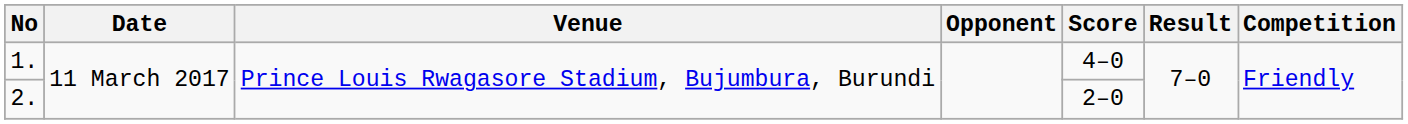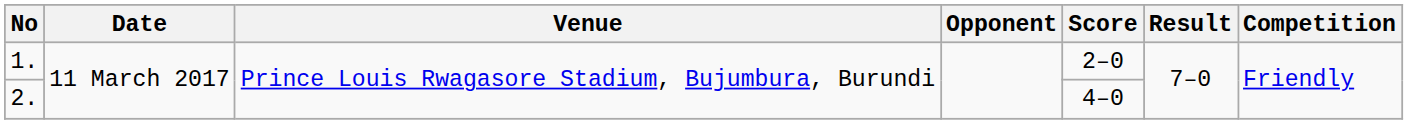(1103, 61) 4–0 -> (1103, 61) 2–0
(1103, 99) 2–0 -> (1103, 99) 4–0
